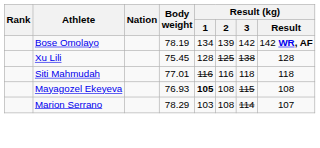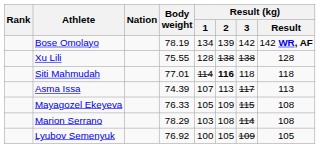(177, 58) 75.45 -> (177, 58) 75.55
(226, 58) 125 -> (226, 58) 138
(205, 74) 116 -> (205, 74) 114
(226, 74) normal -> (226, 74) bold
+ row: (58, 89)
(177, 89) 76.93 -> (177, 105) 76.33
(205, 89) bold -> (205, 105) normal
(226, 89) 108 -> (226, 105) 109
(286, 105) 107 -> (286, 120) 108
+ row: (75, 136)
